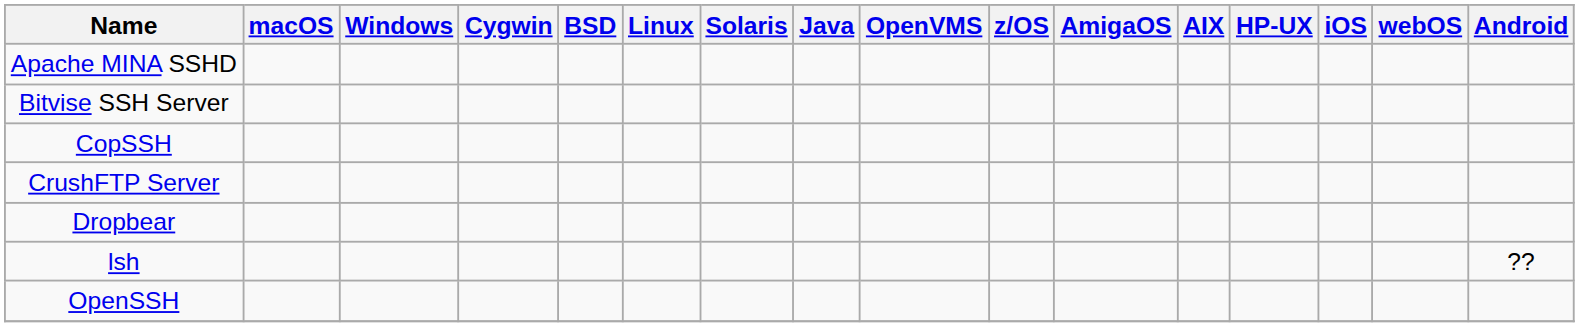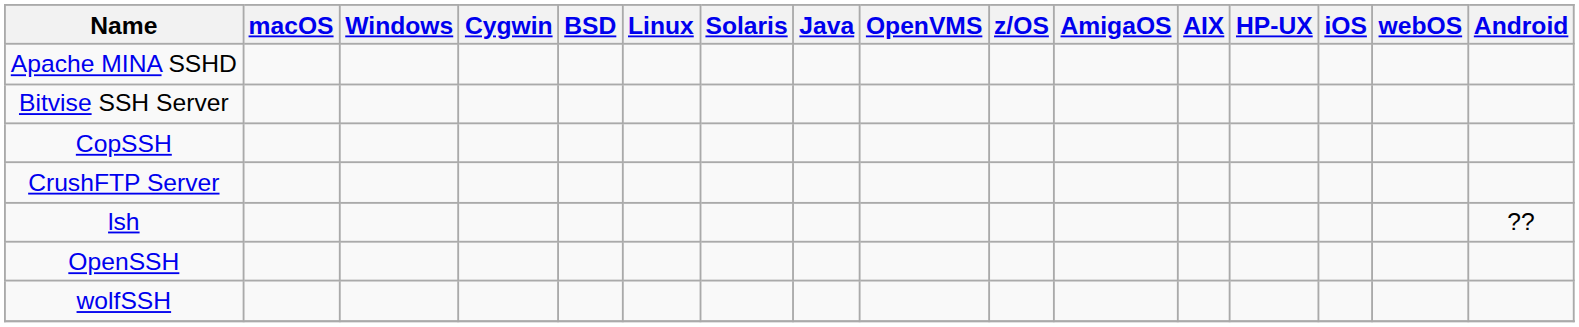- row: (124, 222)
+ row: (124, 301)
